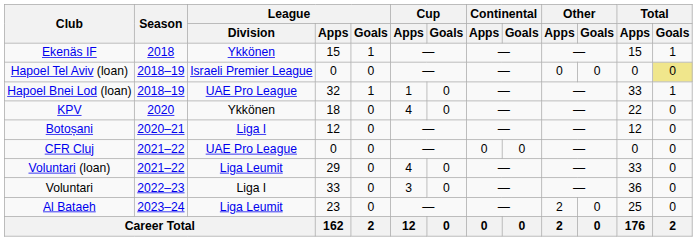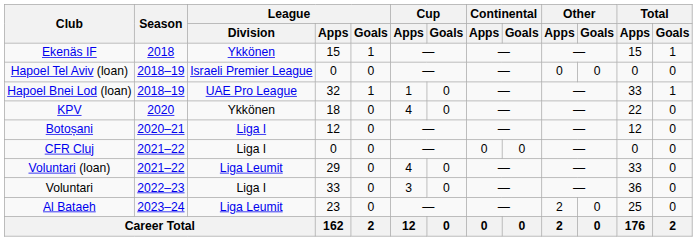(673, 71) khaki background -> (673, 71) no background
(251, 149) UAE Pro League -> (251, 149) Liga I
